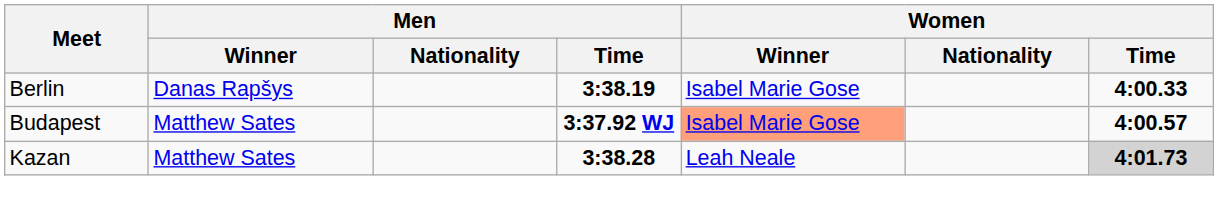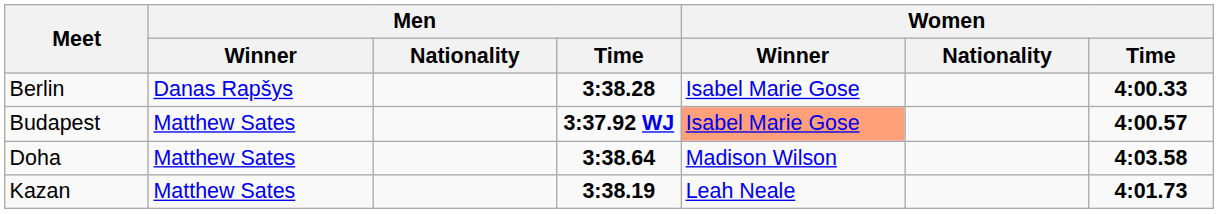(619, 89) 3:38.19 -> (619, 89) 3:38.28
+ row: (35, 157)
(619, 157) 3:38.28 -> (619, 191) 3:38.19
(1151, 157) lightgrey background -> (1151, 191) no background
